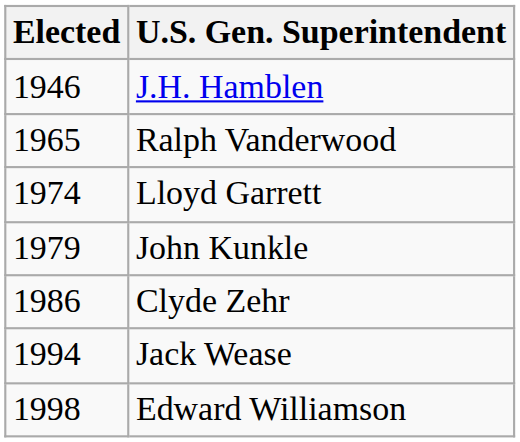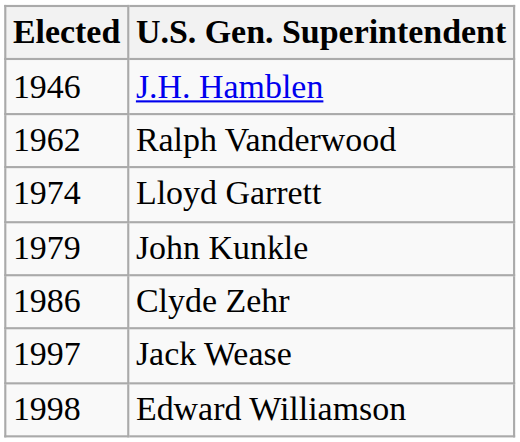(47, 139) 1965 -> (47, 139) 1962
(47, 355) 1994 -> (47, 355) 1997
